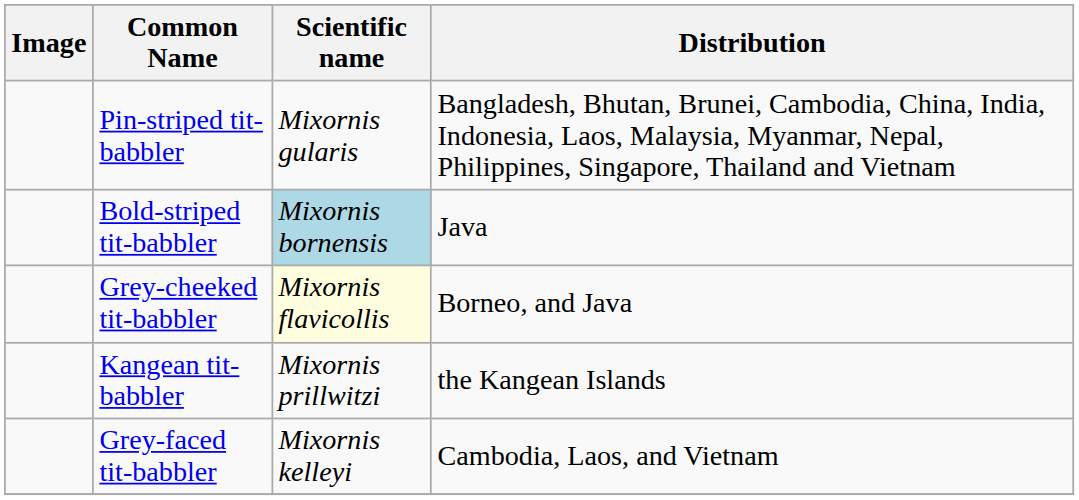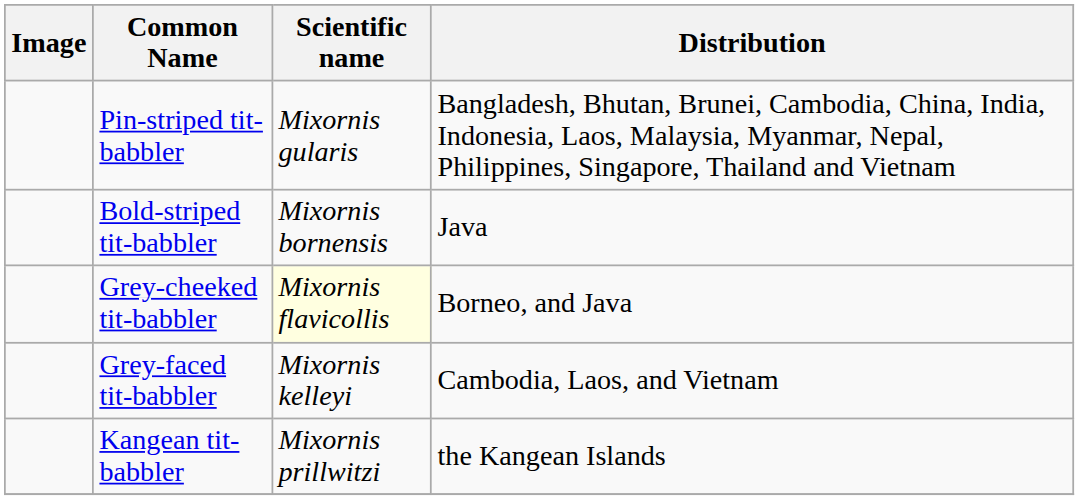(333, 227) lightblue background -> (333, 227) no background
rows swapped: (169, 379) <-> (163, 456)
